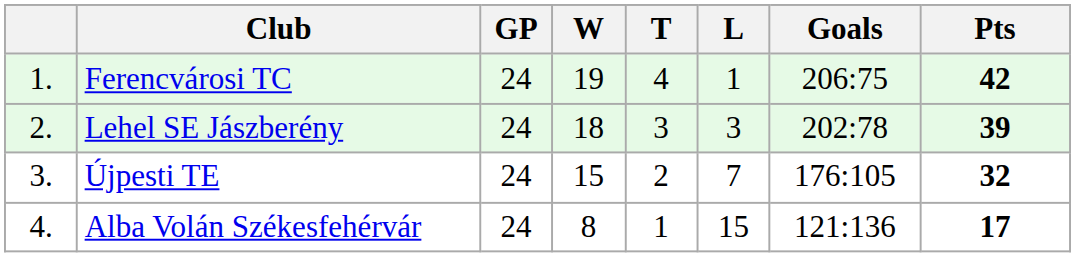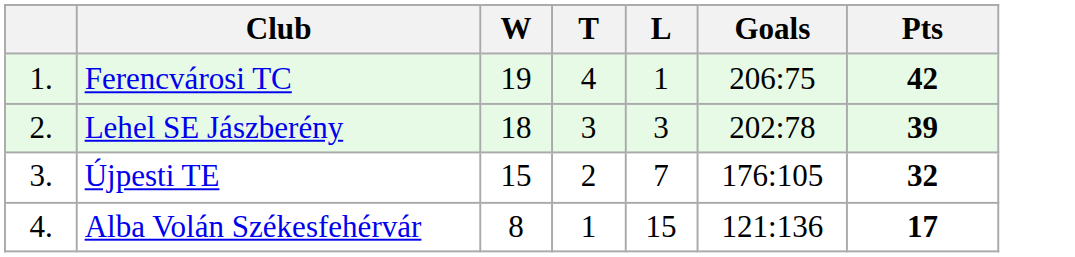- column: (516, 29)
